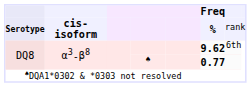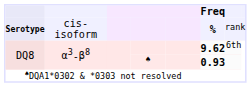(76, 29) bold -> (76, 29) normal
(219, 62) 77 -> (219, 62) 93
